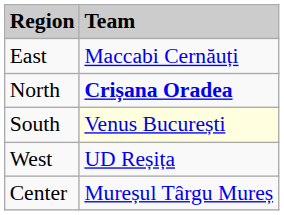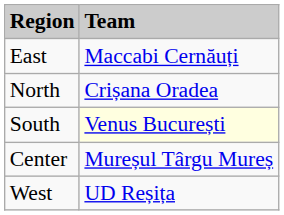(159, 90) bold -> (151, 90) normal
rows swapped: (38, 192) <-> (31, 158)
